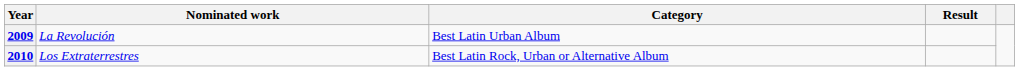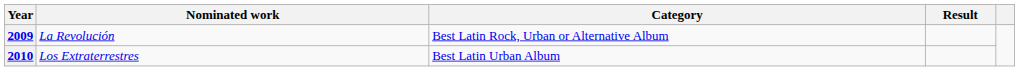(496, 35) Best Latin Urban Album -> (550, 35) Best Latin Rock, Urban or Alternative Album
(550, 55) Best Latin Rock, Urban or Alternative Album -> (496, 55) Best Latin Urban Album
